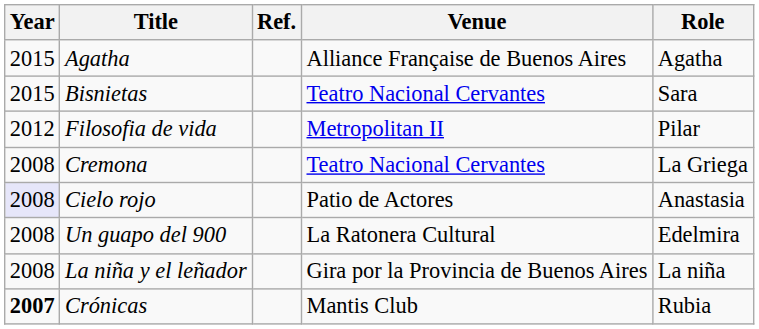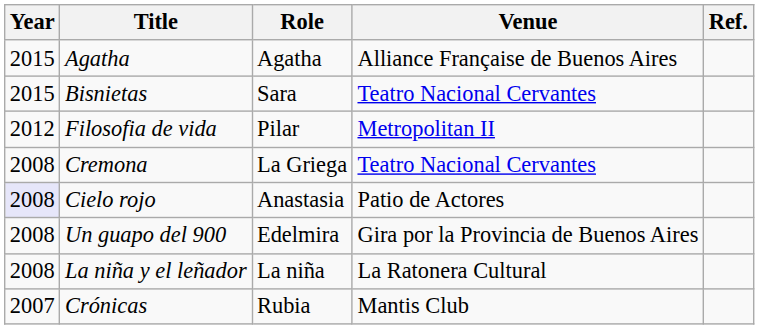columns swapped: (703, 22) <-> (277, 22)
(401, 235) La Ratonera Cultural -> (528, 235) Gira por la Provincia de Buenos Aires
(477, 270) Gira por la Provincia de Buenos Aires -> (452, 270) La Ratonera Cultural
(32, 306) bold -> (32, 306) normal
